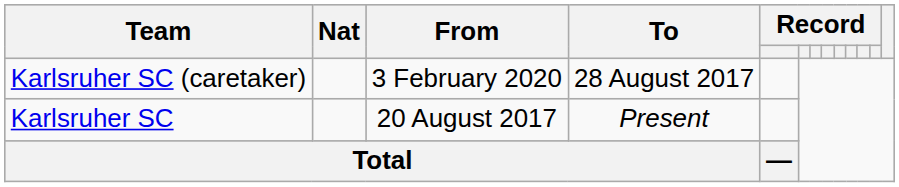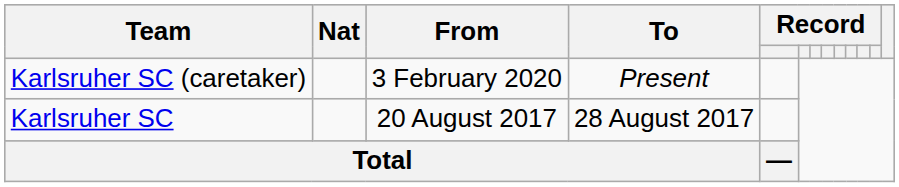(664, 78) 28 August 2017 -> (664, 78) Present
(664, 119) Present -> (664, 119) 28 August 2017
